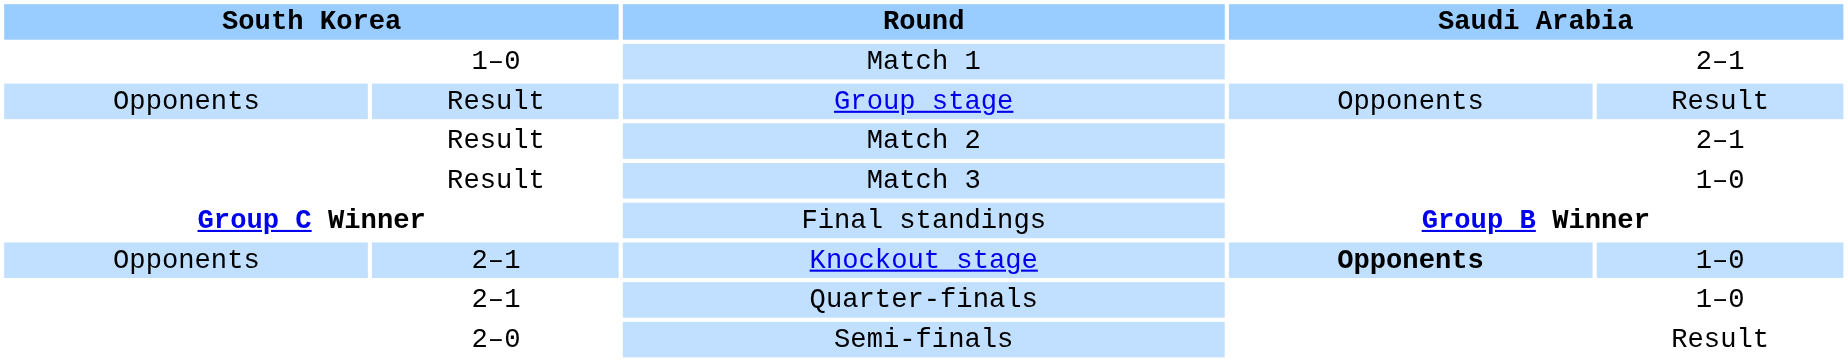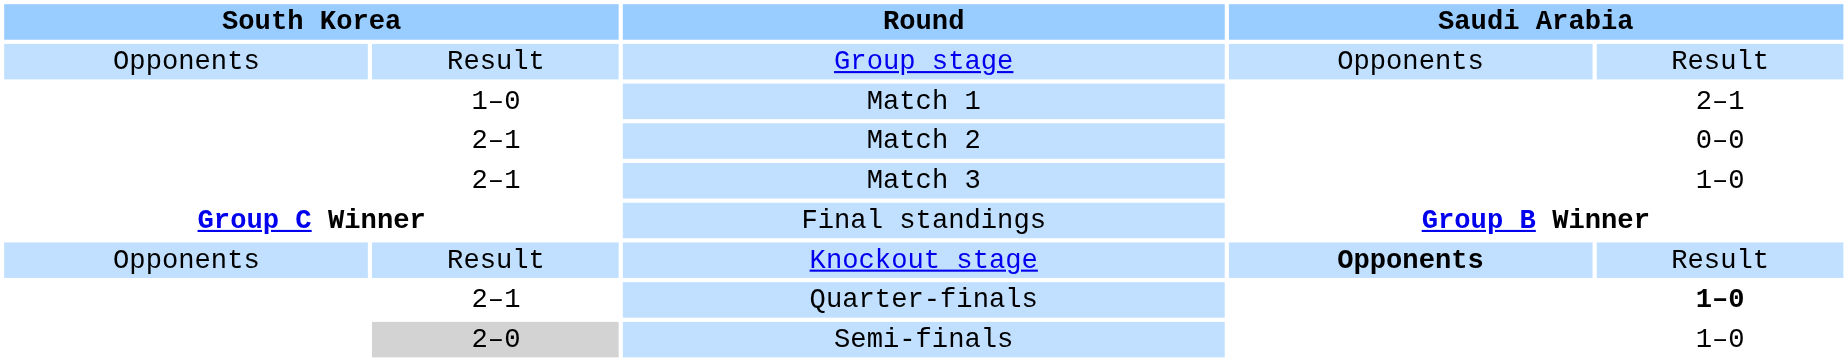rows swapped: (924, 101) <-> (924, 62)
(496, 141) Result -> (496, 141) 2–1
(1720, 141) 2–1 -> (1720, 141) 0–0
(496, 181) Result -> (496, 181) 2–1
(496, 260) 2–1 -> (496, 260) Result
(1720, 260) 1–0 -> (1720, 260) Result
(1720, 300) normal -> (1720, 300) bold
(496, 340) no background -> (496, 340) lightgrey background
(1720, 340) Result -> (1720, 340) 1–0
